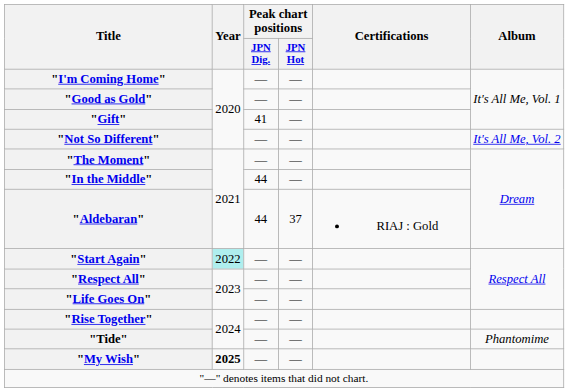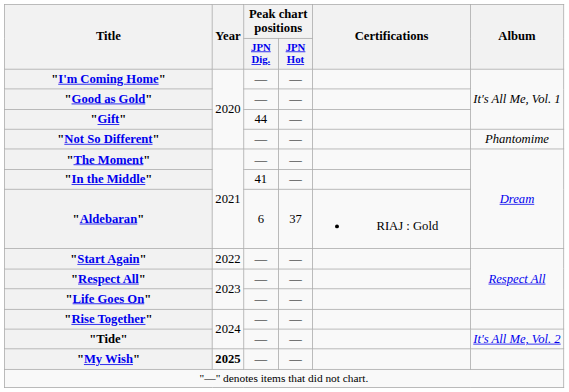(261, 119) 41 -> (261, 119) 44
(517, 139) It's All Me, Vol. 2 -> (517, 139) Phantomime
(261, 179) 44 -> (261, 179) 41
(261, 219) 44 -> (261, 219) 6
(228, 258) paleturquoise background -> (228, 258) no background
(517, 339) Phantomime -> (517, 339) It's All Me, Vol. 2
